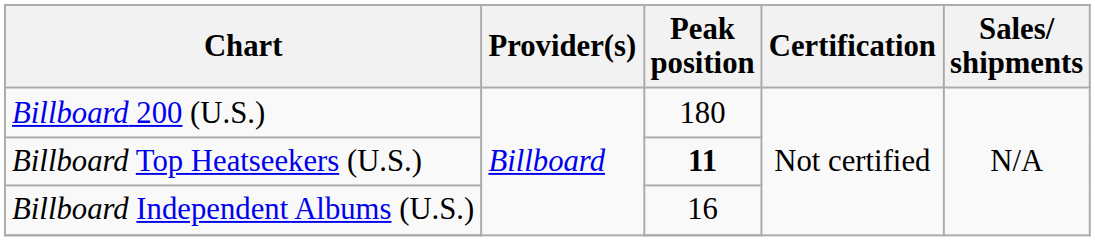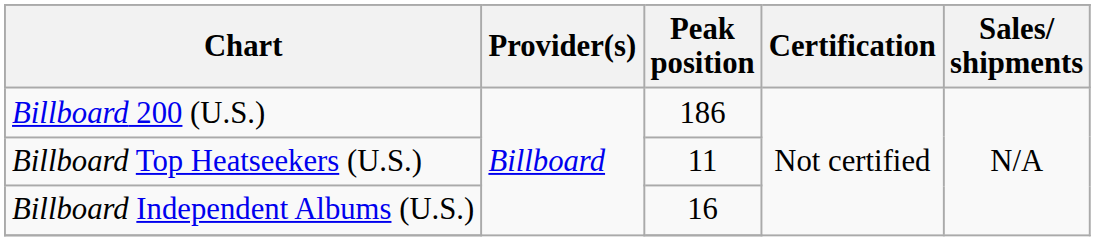(703, 112) 180 -> (703, 112) 186
(703, 160) bold -> (703, 160) normal
